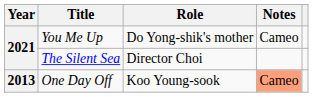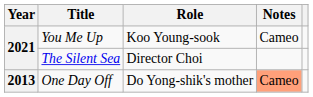(190, 37) Do Yong-shik's mother -> (173, 37) Koo Young-sook
(173, 80) Koo Young-sook -> (190, 80) Do Yong-shik's mother
